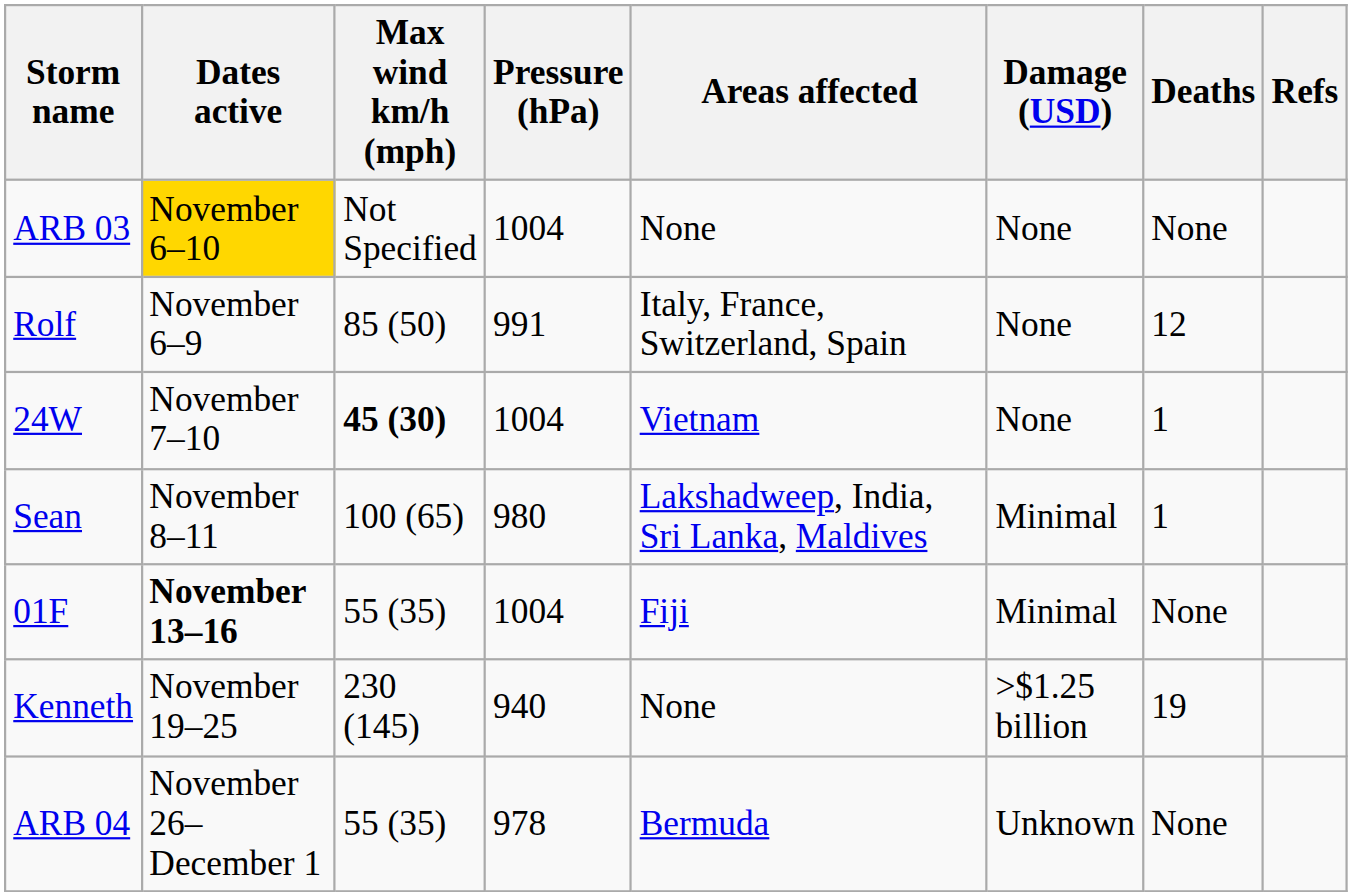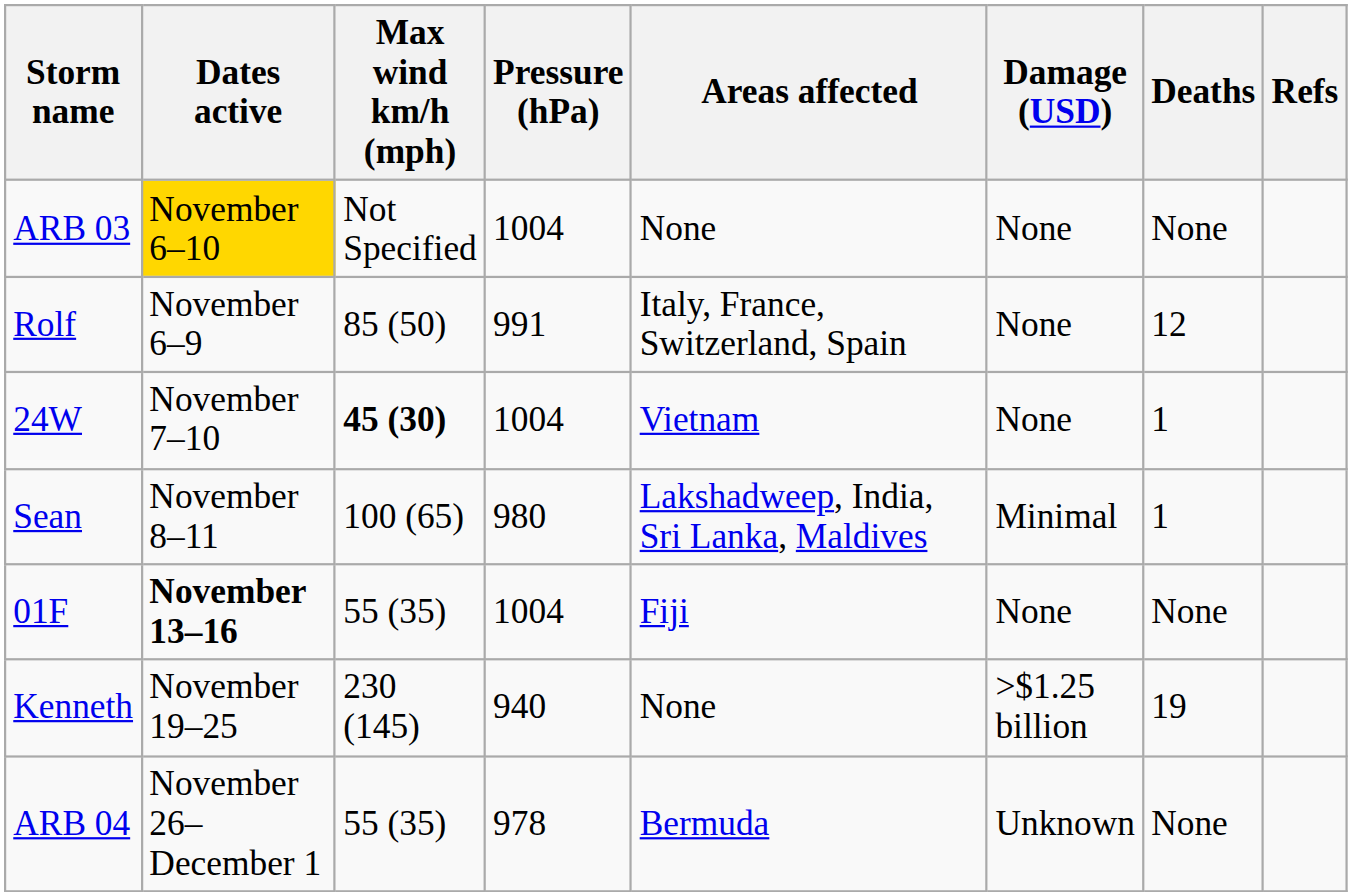(1056, 611) Minimal -> (1034, 611) None
